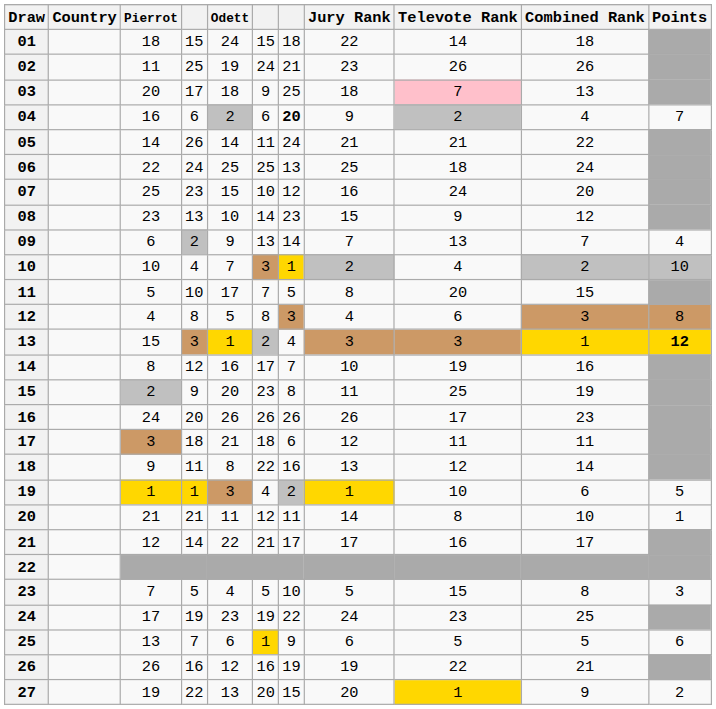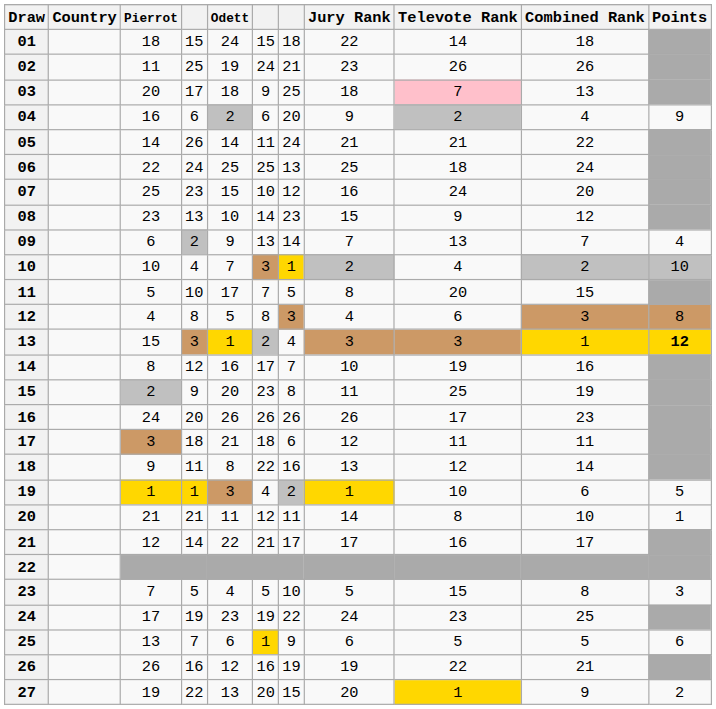(291, 117) bold -> (291, 117) normal
(680, 117) 7 -> (680, 117) 9
